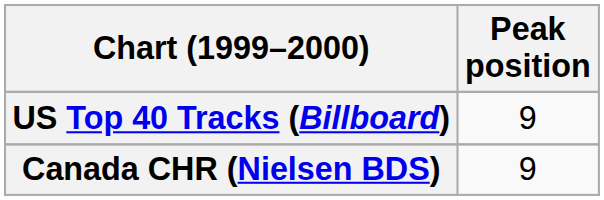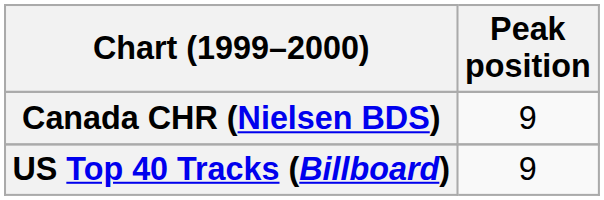rows swapped: (231, 169) <-> (231, 117)
